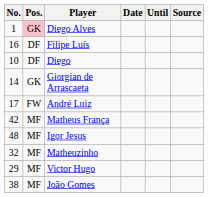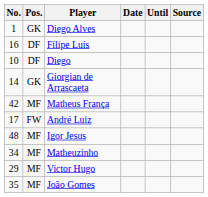(34, 28) pink background -> (34, 28) no background
rows swapped: (78, 120) <-> (69, 104)
(14, 152) 32 -> (14, 152) 34
(14, 184) 38 -> (14, 184) 35
